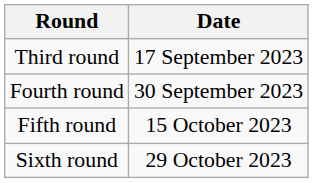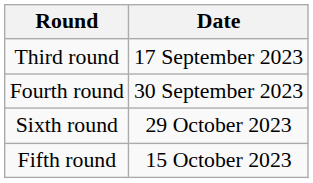rows swapped: (67, 125) <-> (67, 159)
